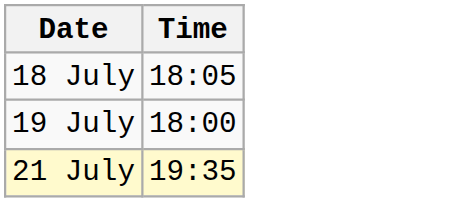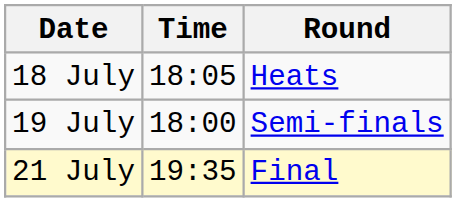+ column: (347, 29)
